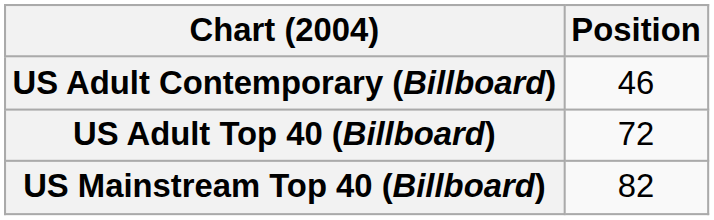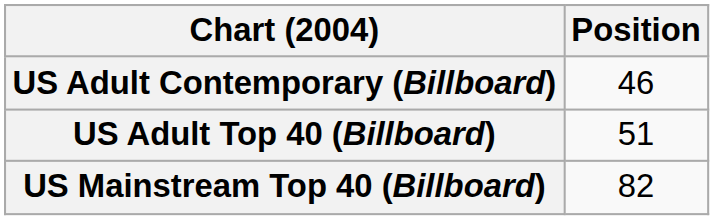(636, 134) 72 -> (636, 134) 51
